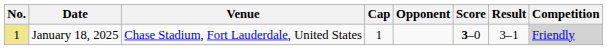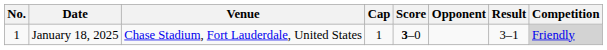columns swapped: (423, 14) <-> (471, 14)
(17, 34) khaki background -> (17, 34) no background
